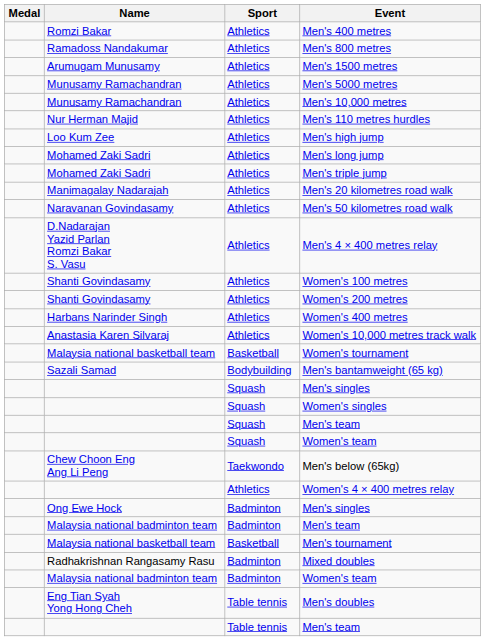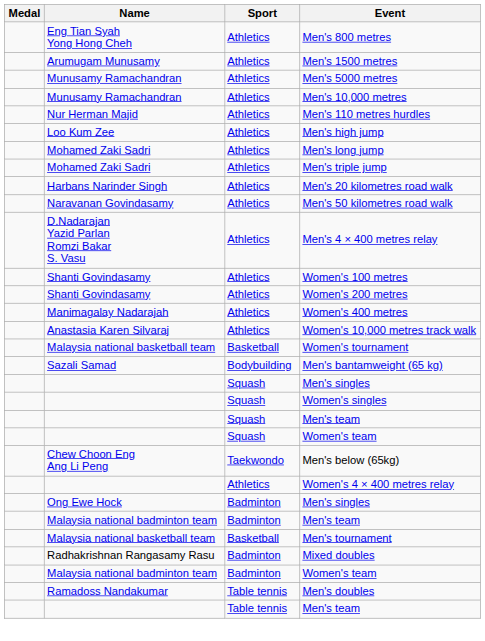- row: (248, 31)
(107, 48) Ramadoss Nandakumar -> (90, 37) Eng Tian Syah Yong Hong Cheh
(108, 191) Manimagalay Nadarajah -> (107, 185) Harbans Narinder Singh
(107, 317) Harbans Narinder Singh -> (108, 312) Manimagalay Nadarajah
(90, 602) Eng Tian Syah Yong Hong Cheh -> (107, 591) Ramadoss Nandakumar
